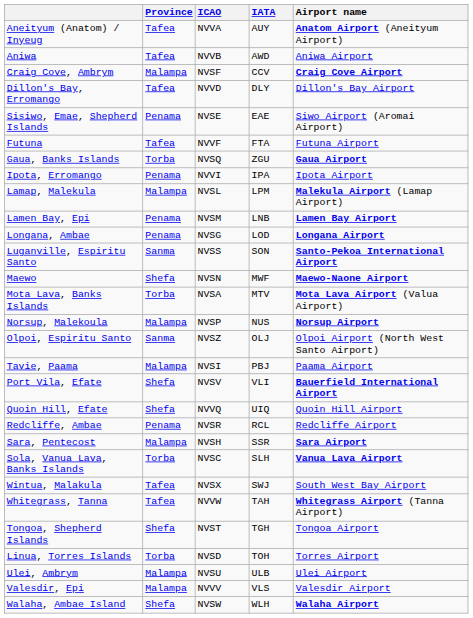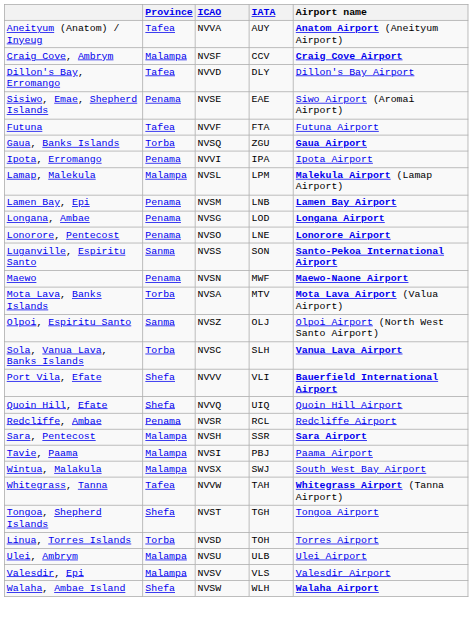- row: (22, 56)
+ row: (63, 235)
(160, 279) Shefa -> (163, 279) Penama
- row: (57, 322)
rows swapped: (42, 366) <-> (57, 464)
(209, 382) NVSV -> (209, 377) NVVV
(160, 485) Tafea -> (166, 469) Malampa
(209, 589) NVVV -> (209, 573) NVSV
